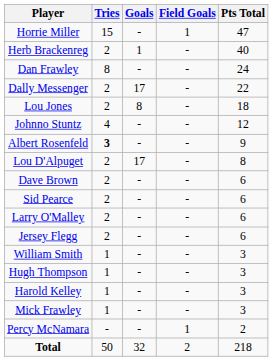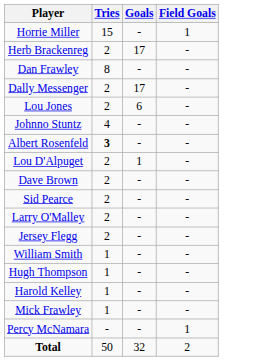- column: (243, 13)
(139, 50) 1 -> (139, 50) 17
(139, 106) 8 -> (139, 106) 6
(139, 161) 17 -> (139, 161) 1
